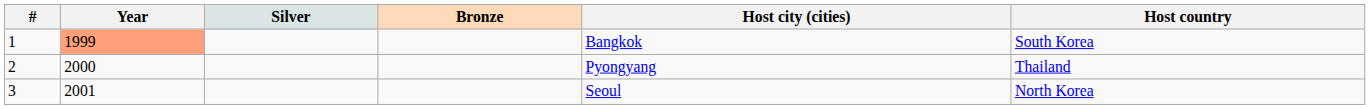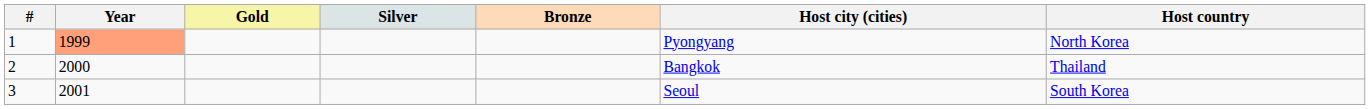+ column: (252, 16)
(614, 41) Bangkok -> (699, 41) Pyongyang
(1054, 41) South Korea -> (1089, 41) North Korea
(621, 66) Pyongyang -> (692, 66) Bangkok
(1054, 91) North Korea -> (1089, 91) South Korea
